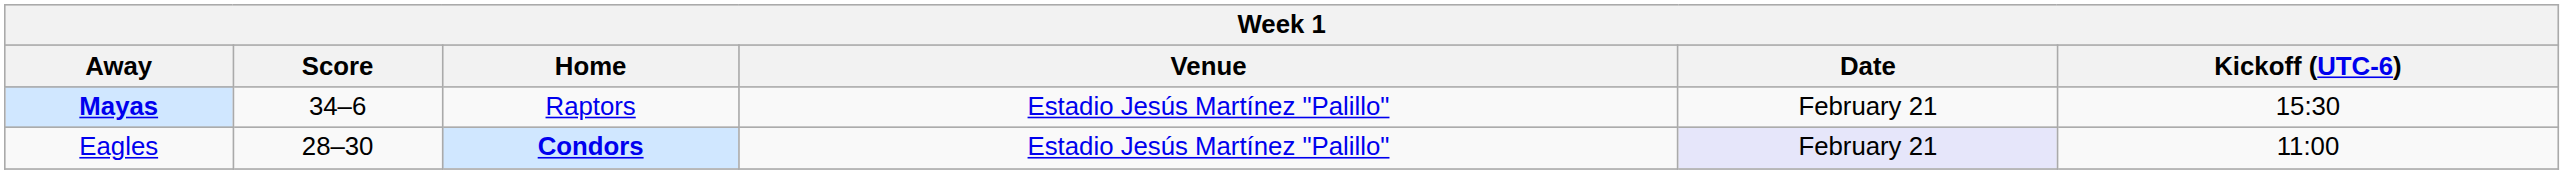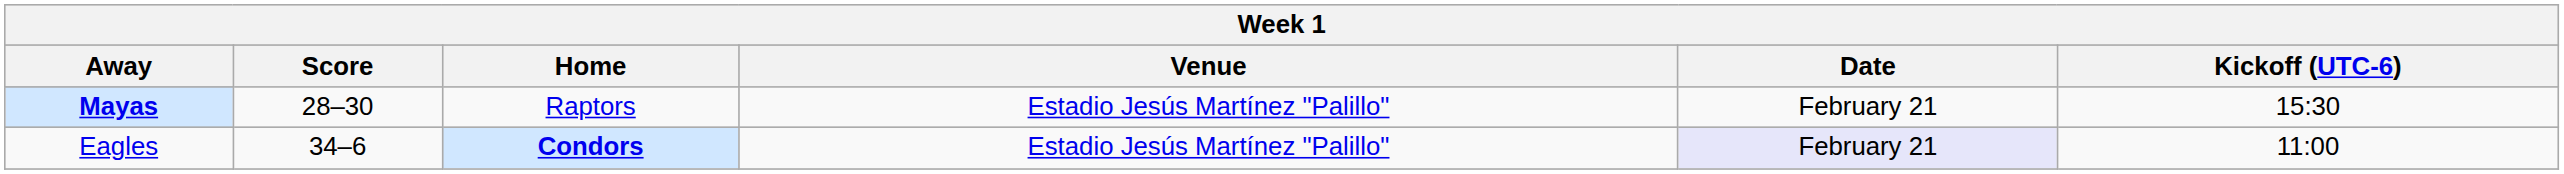(338, 106) 34–6 -> (338, 106) 28–30
(338, 147) 28–30 -> (338, 147) 34–6
